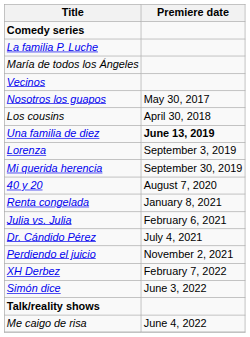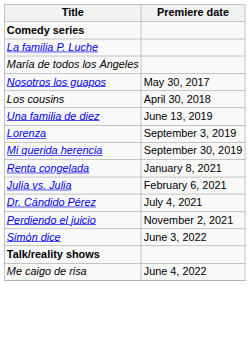- row: (26, 82)
(179, 133) bold -> (178, 116) normal
- row: (25, 185)
- row: (33, 271)
